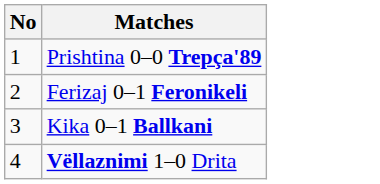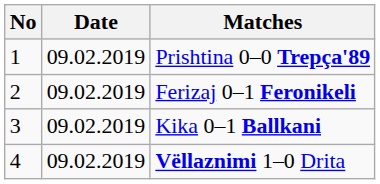+ column: (96, 21)
